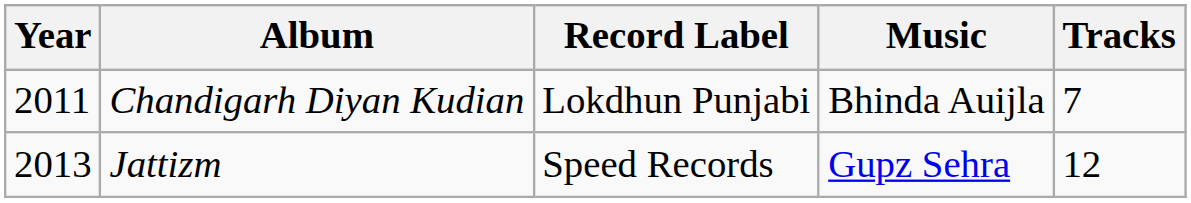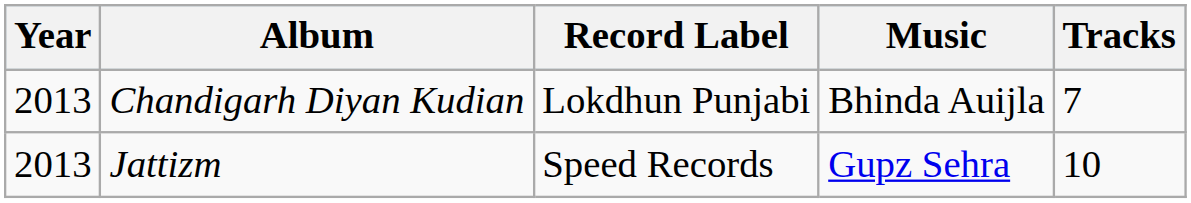(52, 100) 2011 -> (53, 100) 2013
(1082, 164) 12 -> (1082, 164) 10
